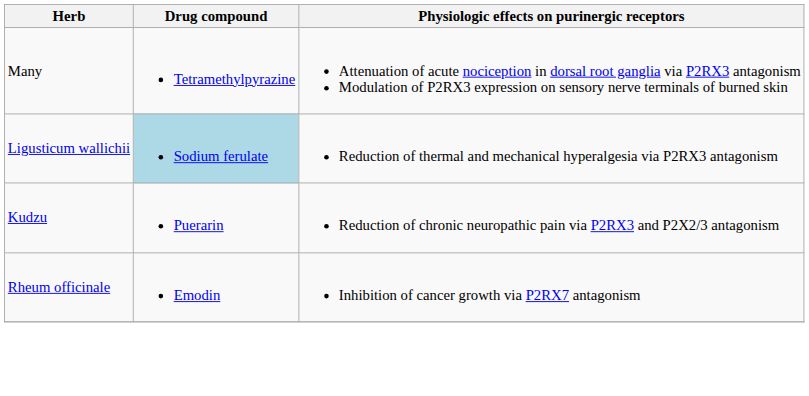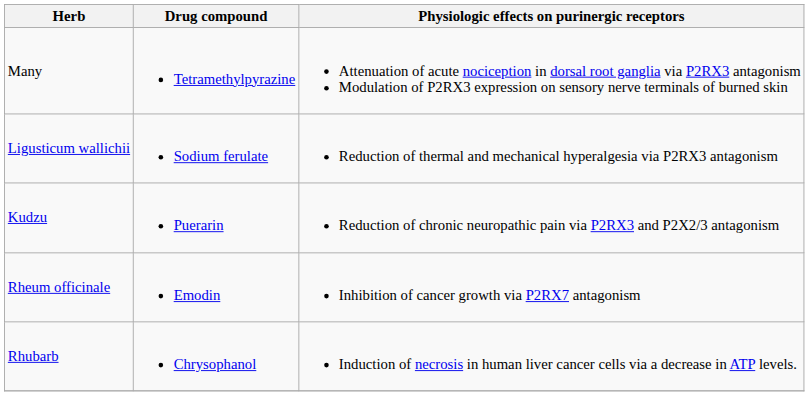(216, 157) lightblue background -> (216, 157) no background
+ row: (33, 356)
